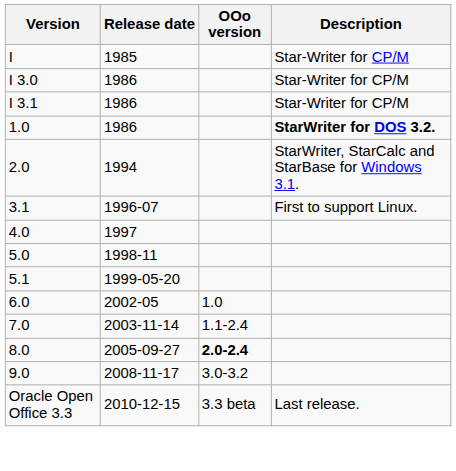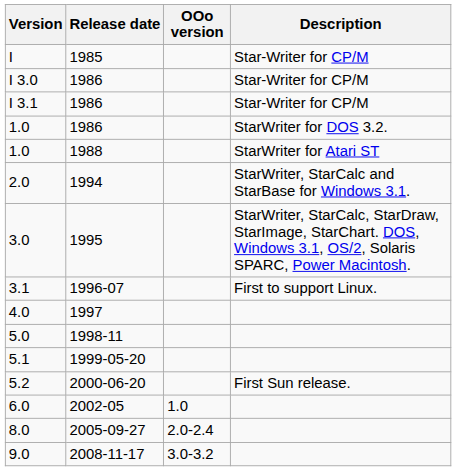(355, 127) bold -> (311, 127) normal
+ row: (19, 151)
+ row: (19, 240)
+ row: (19, 383)
- row: (19, 326)
(225, 349) bold -> (190, 430) normal
- row: (51, 405)
